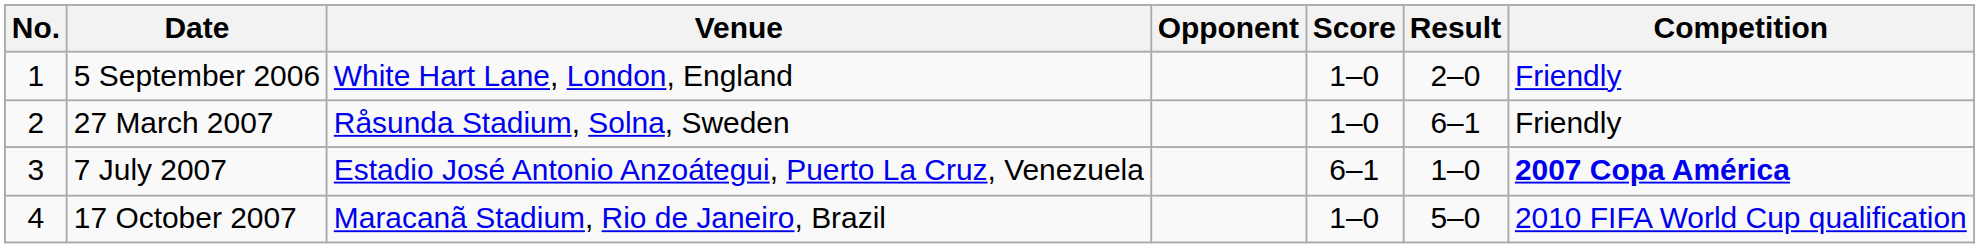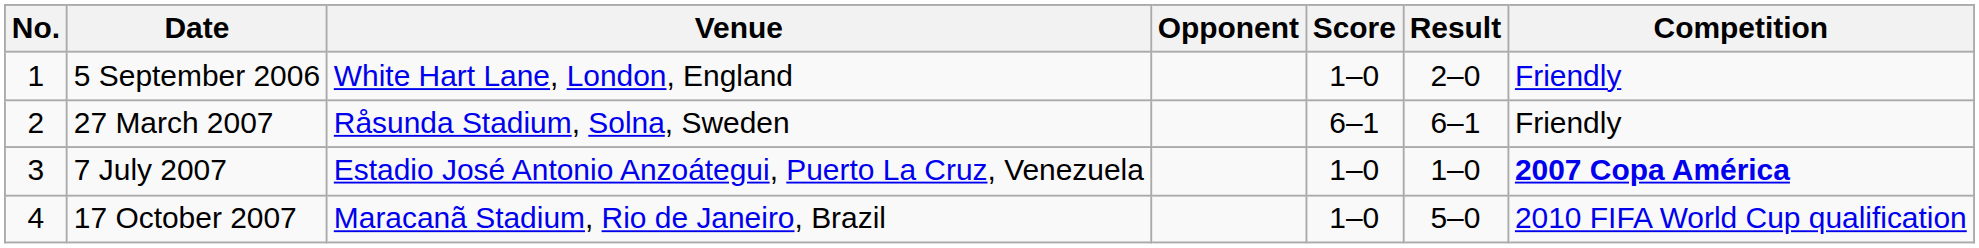(1354, 123) 1–0 -> (1354, 123) 6–1
(1354, 170) 6–1 -> (1354, 170) 1–0
